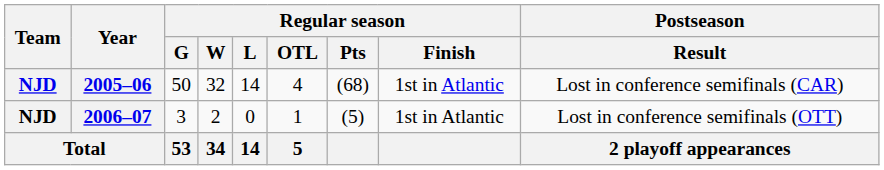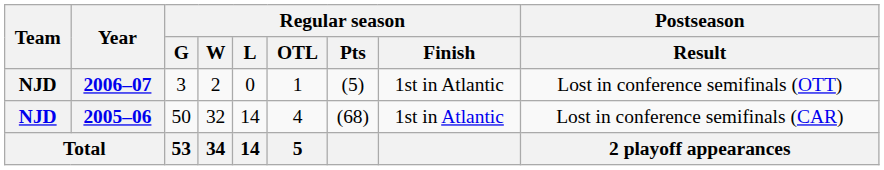rows swapped: (117, 84) <-> (117, 116)
